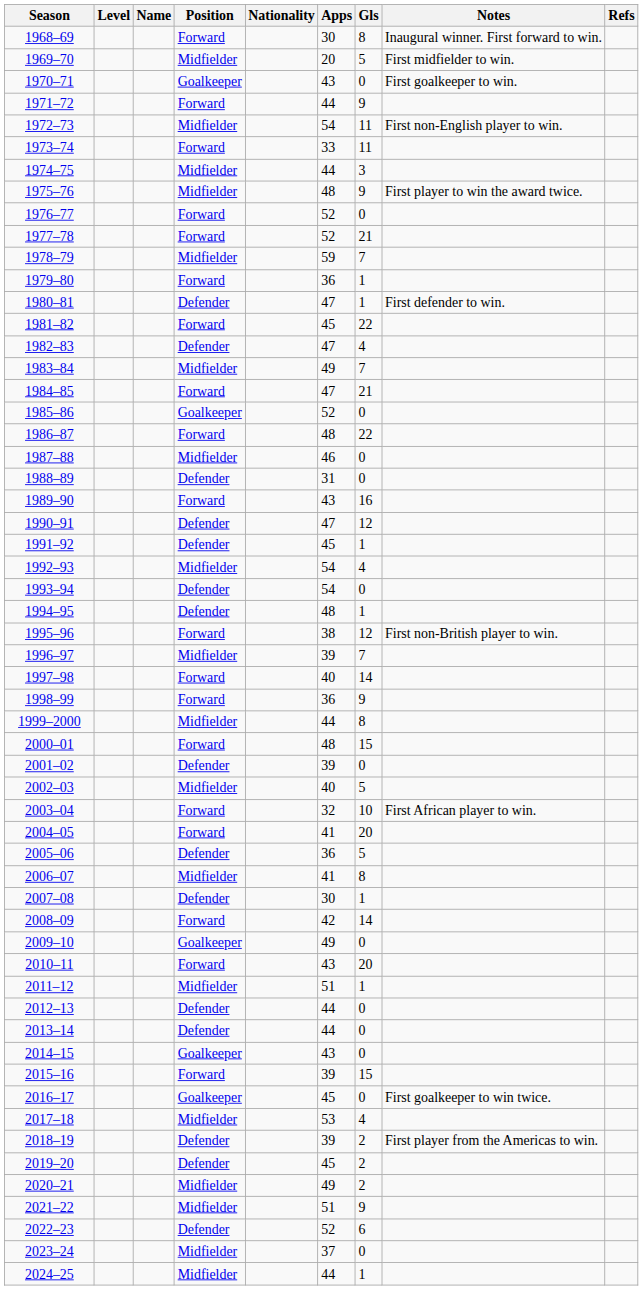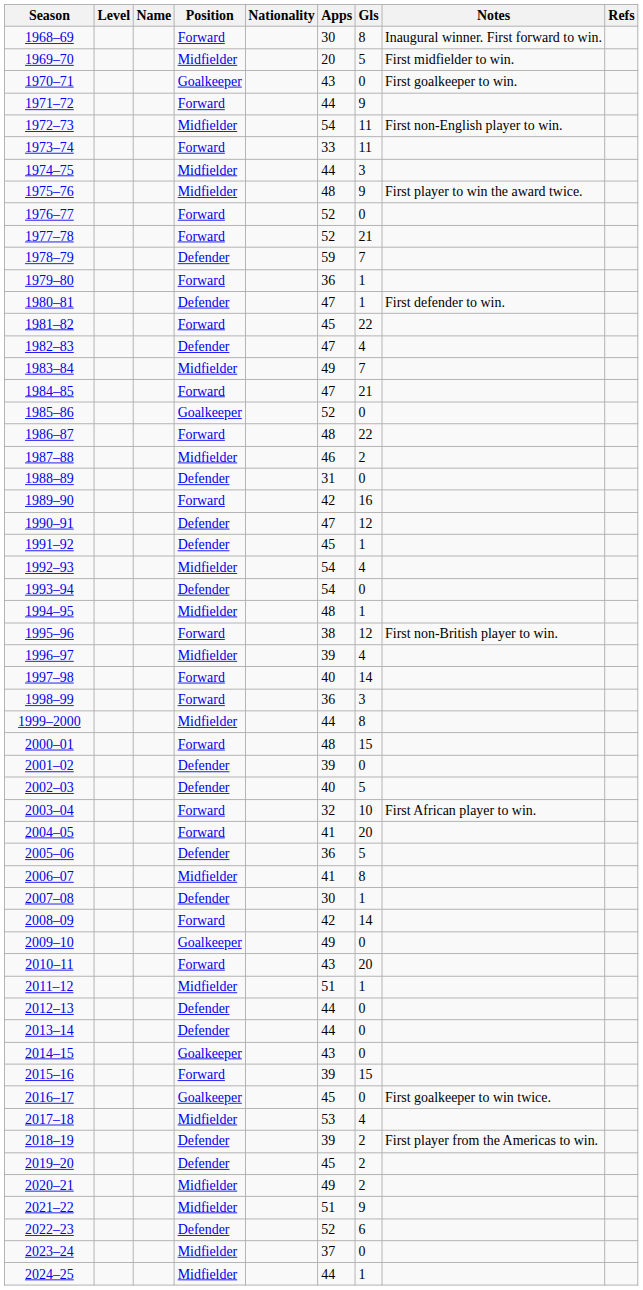(207, 258) Midfielder -> (204, 258) Defender
(362, 457) 0 -> (362, 457) 2
(328, 501) 43 -> (328, 501) 42
(204, 611) Defender -> (207, 611) Midfielder
(362, 655) 7 -> (362, 655) 4
(362, 699) 9 -> (362, 699) 3
(207, 788) Midfielder -> (204, 788) Defender
